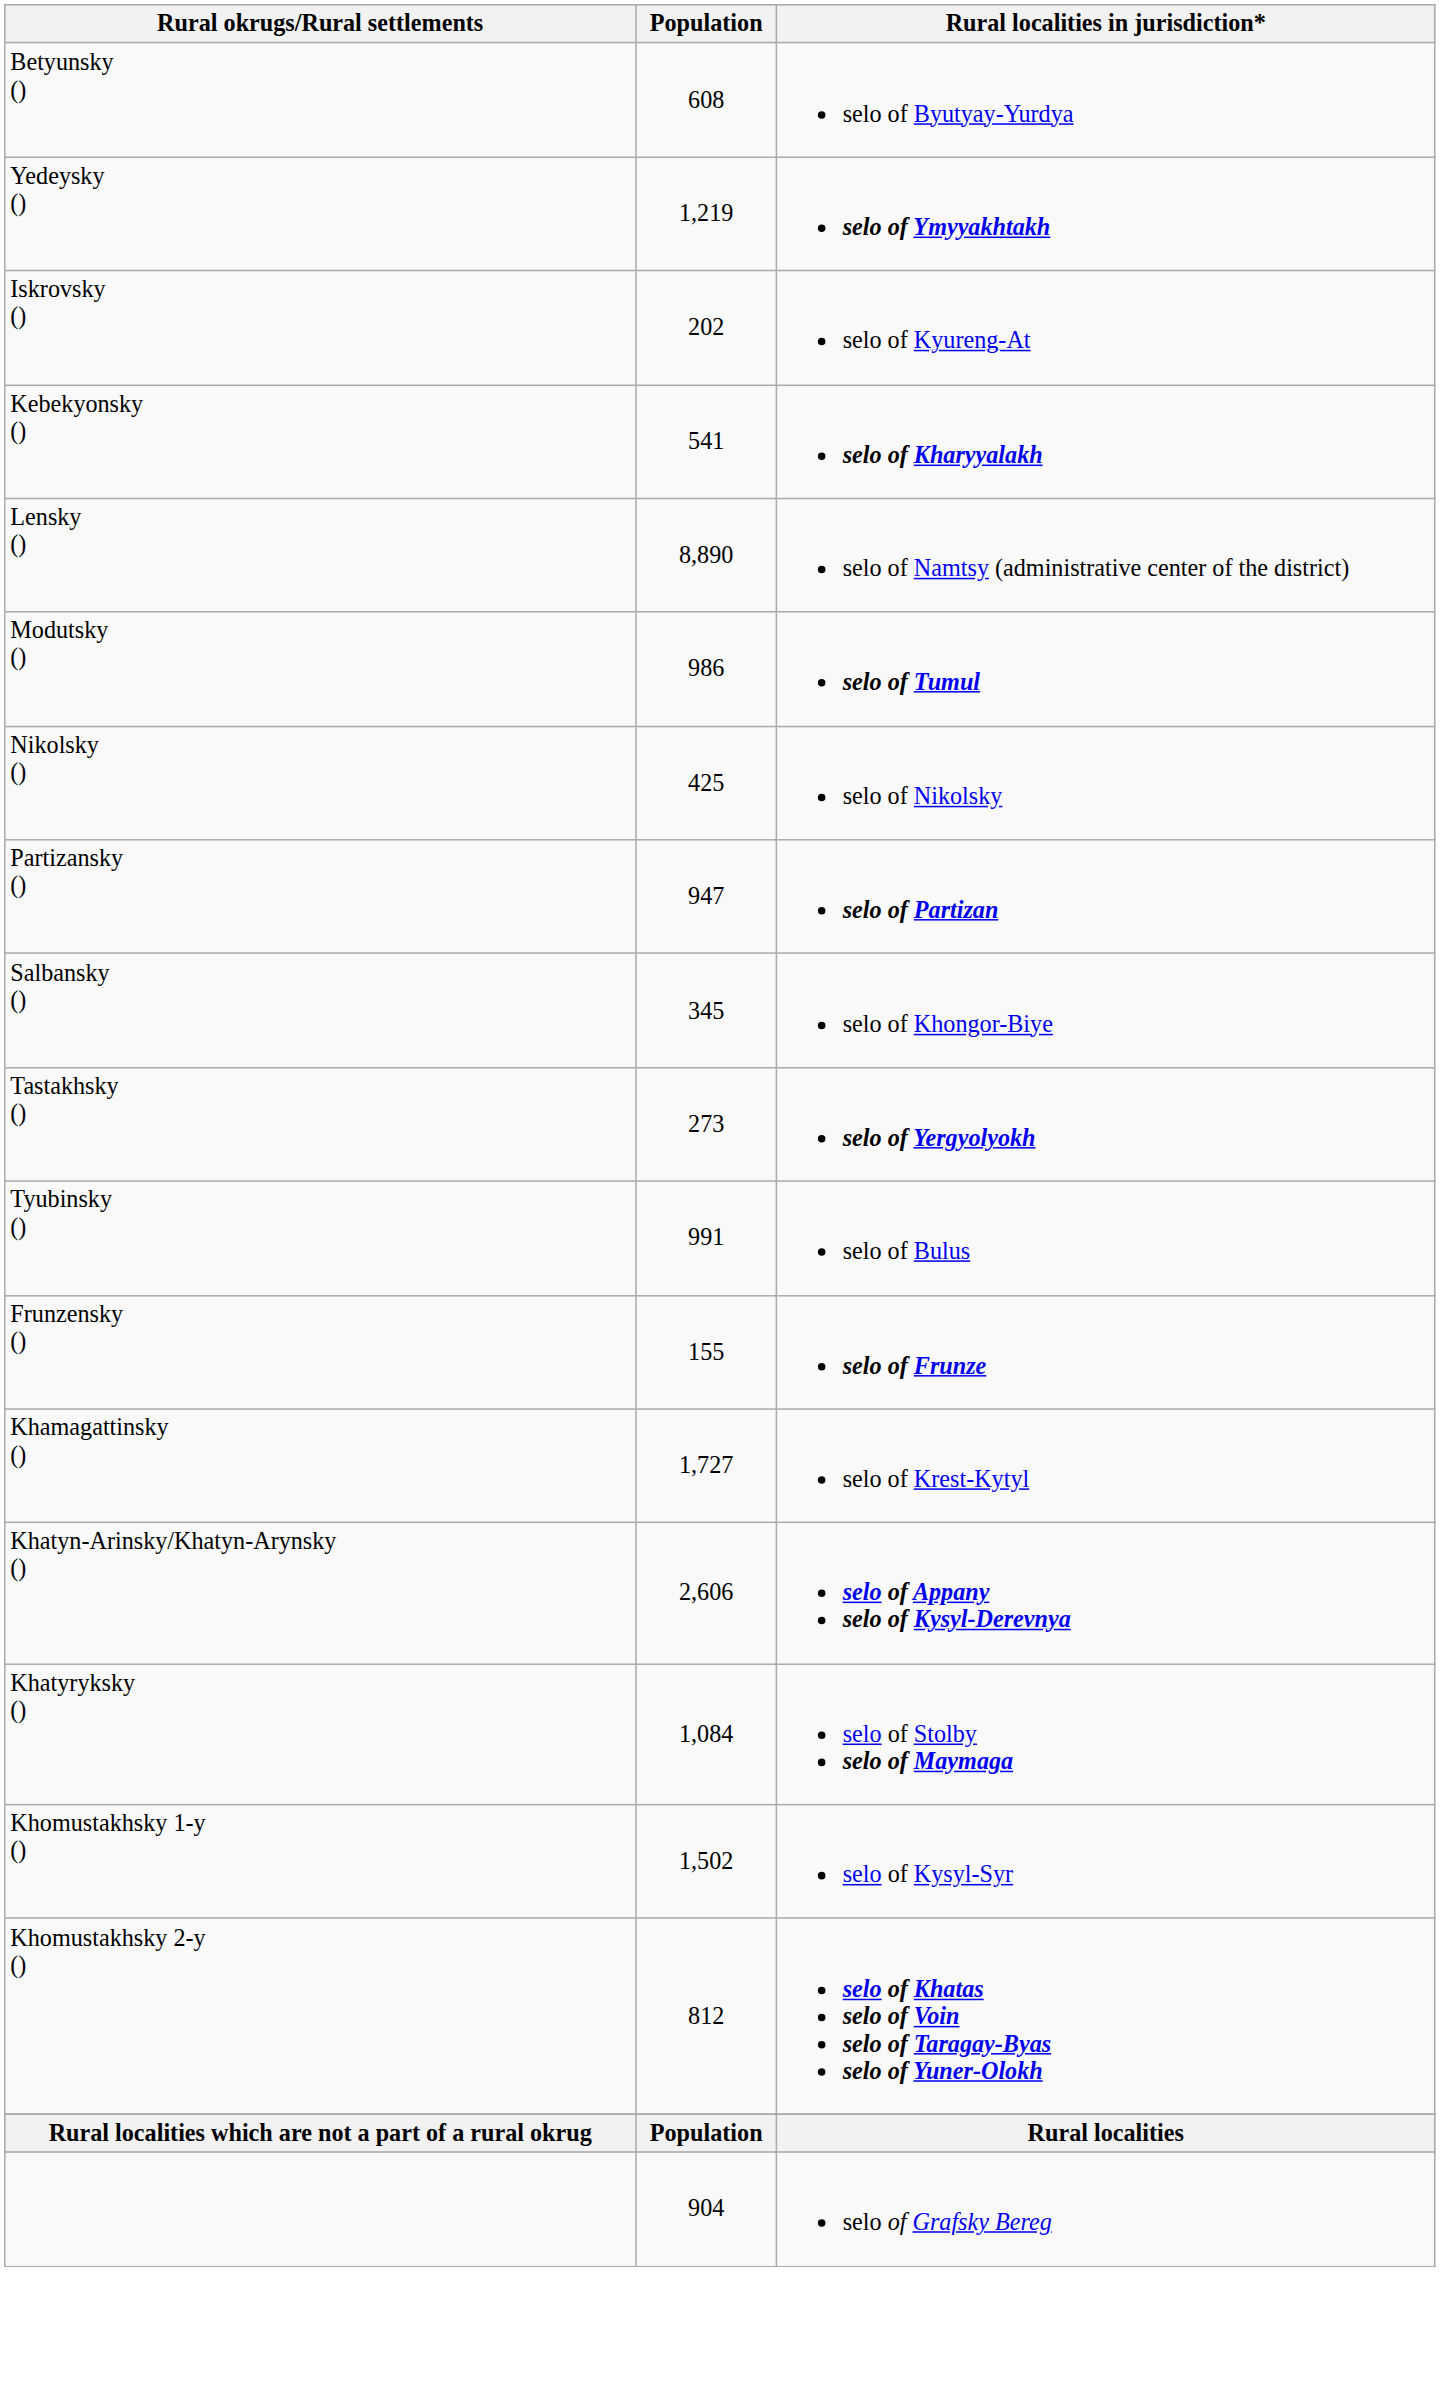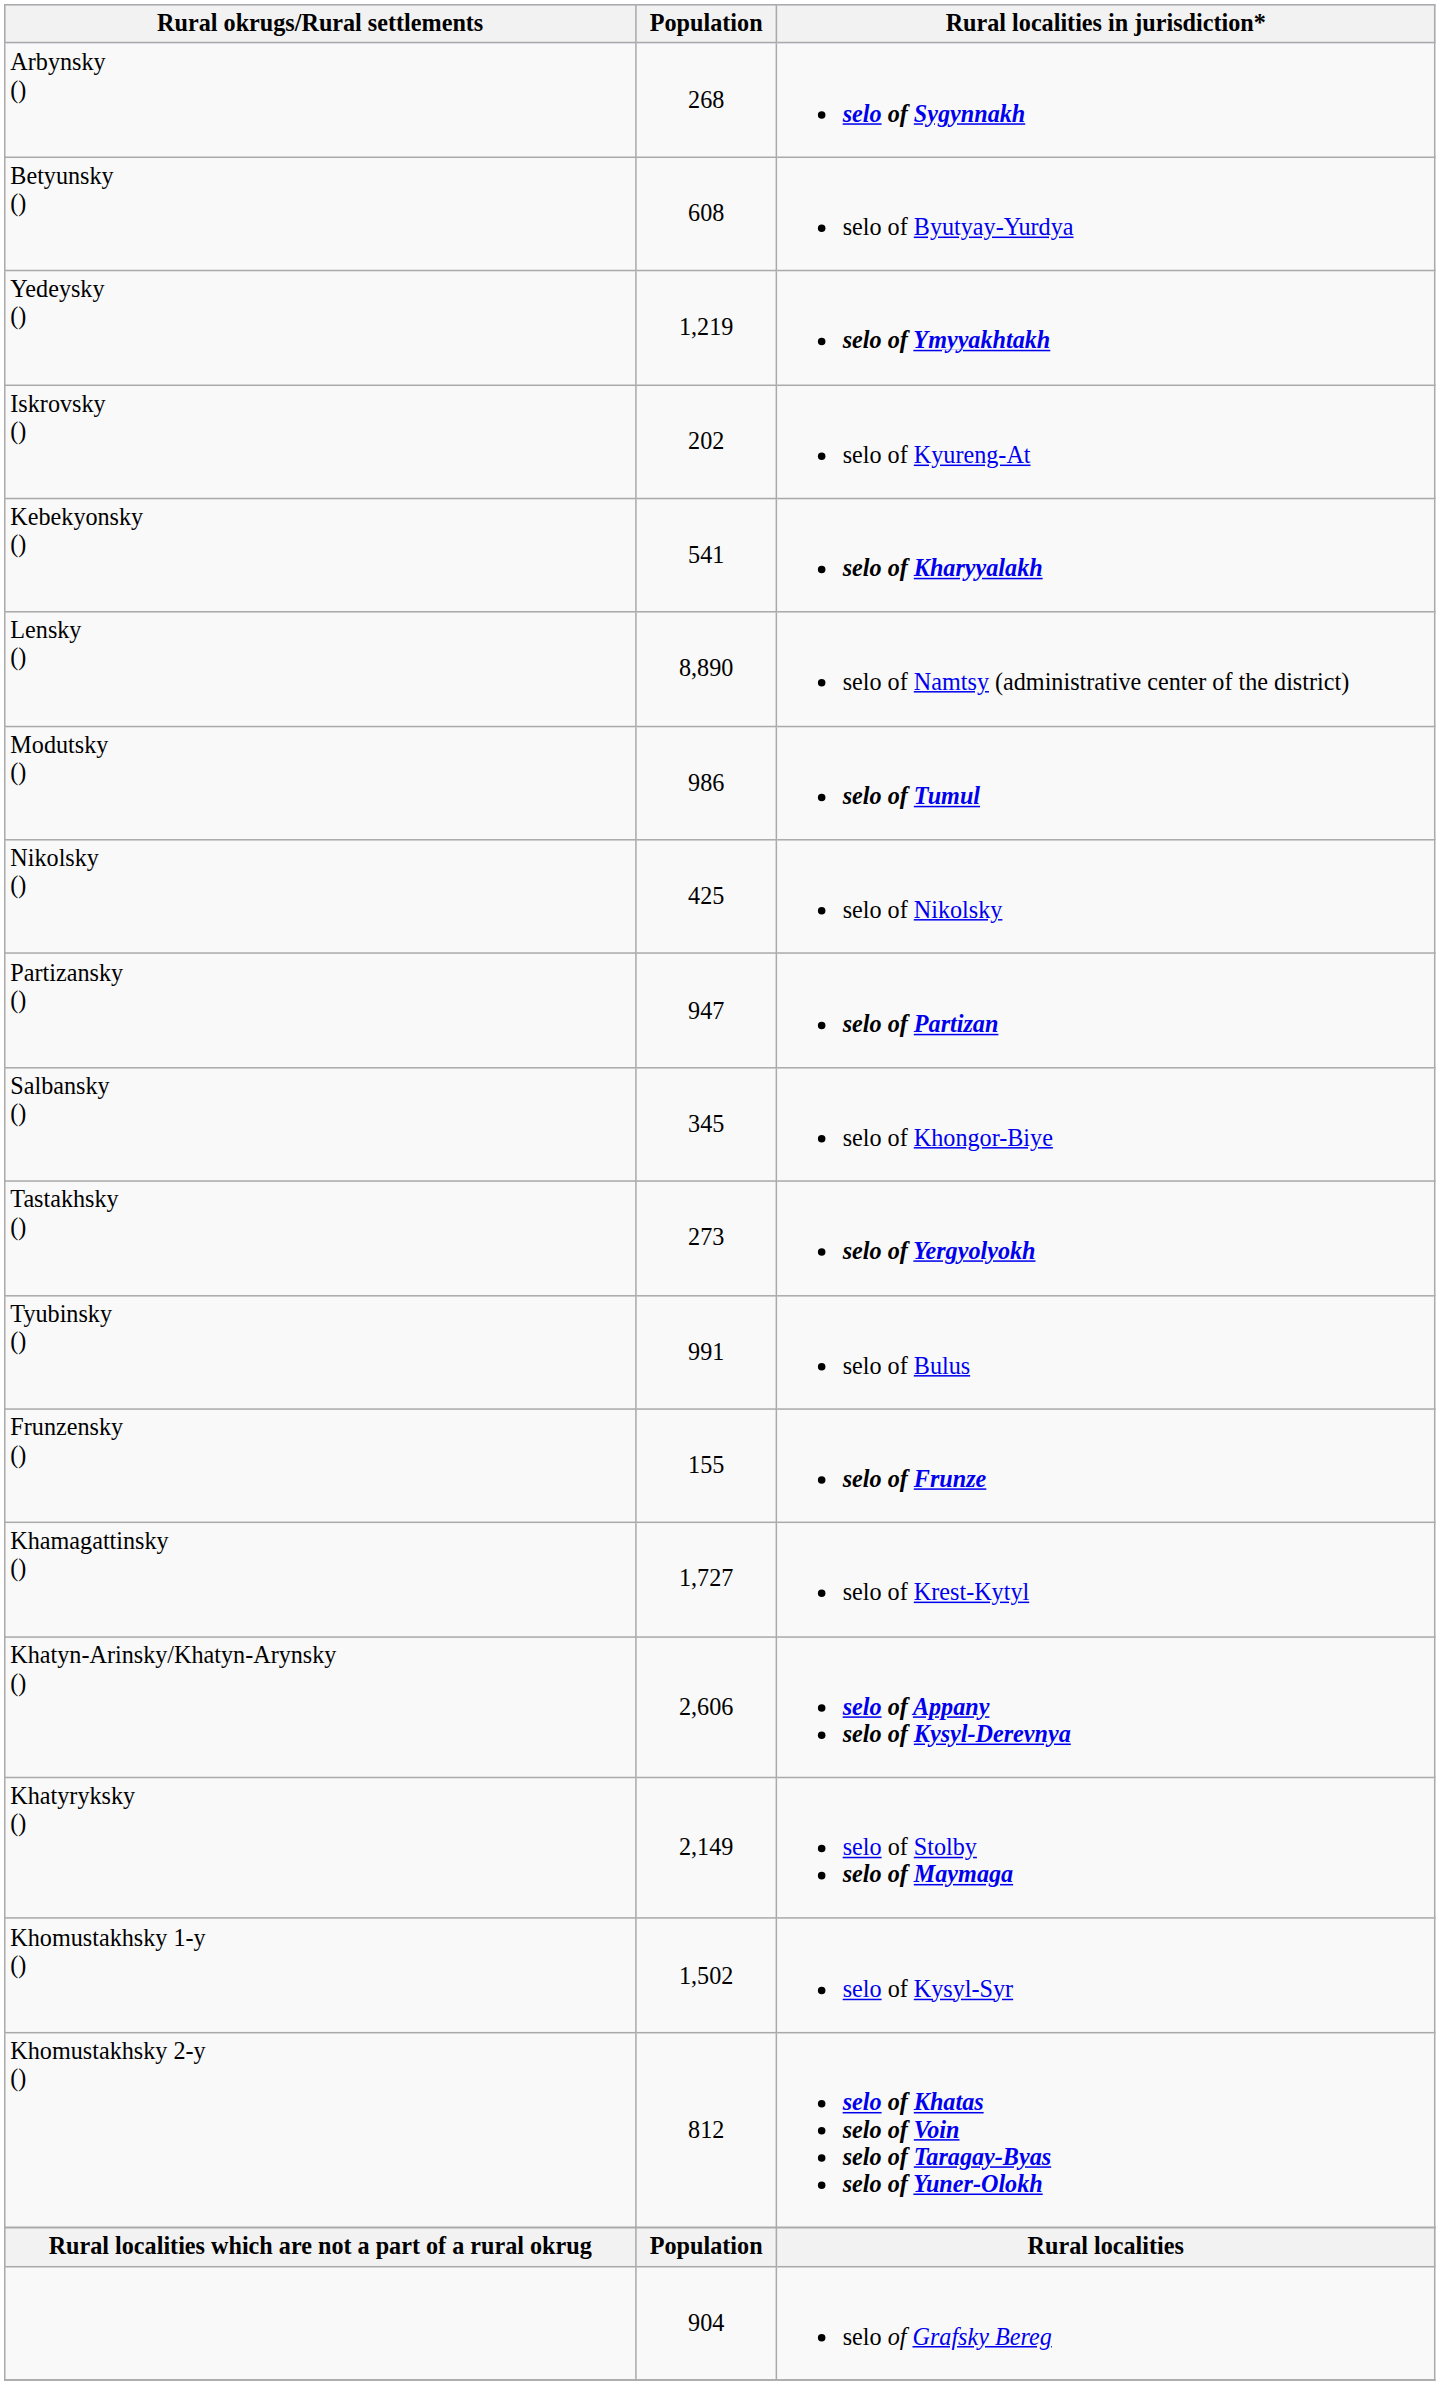+ row: (58, 75)
(706, 1733) 1,084 -> (706, 1847) 2,149
